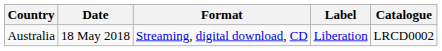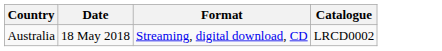- column: (341, 14)
